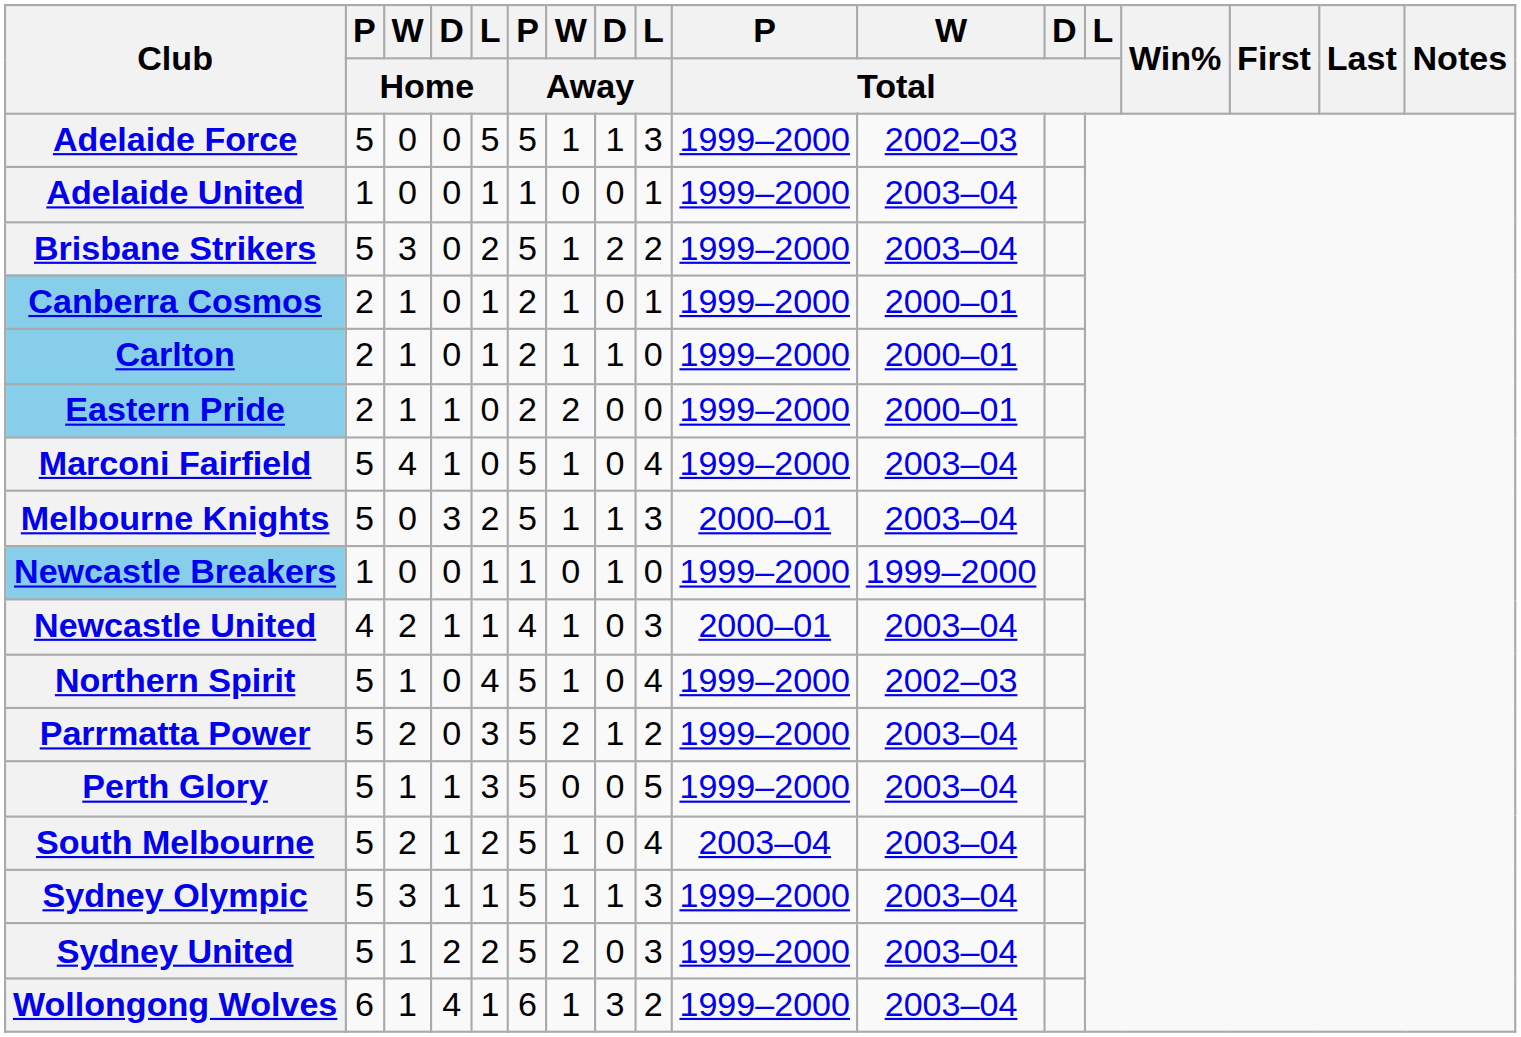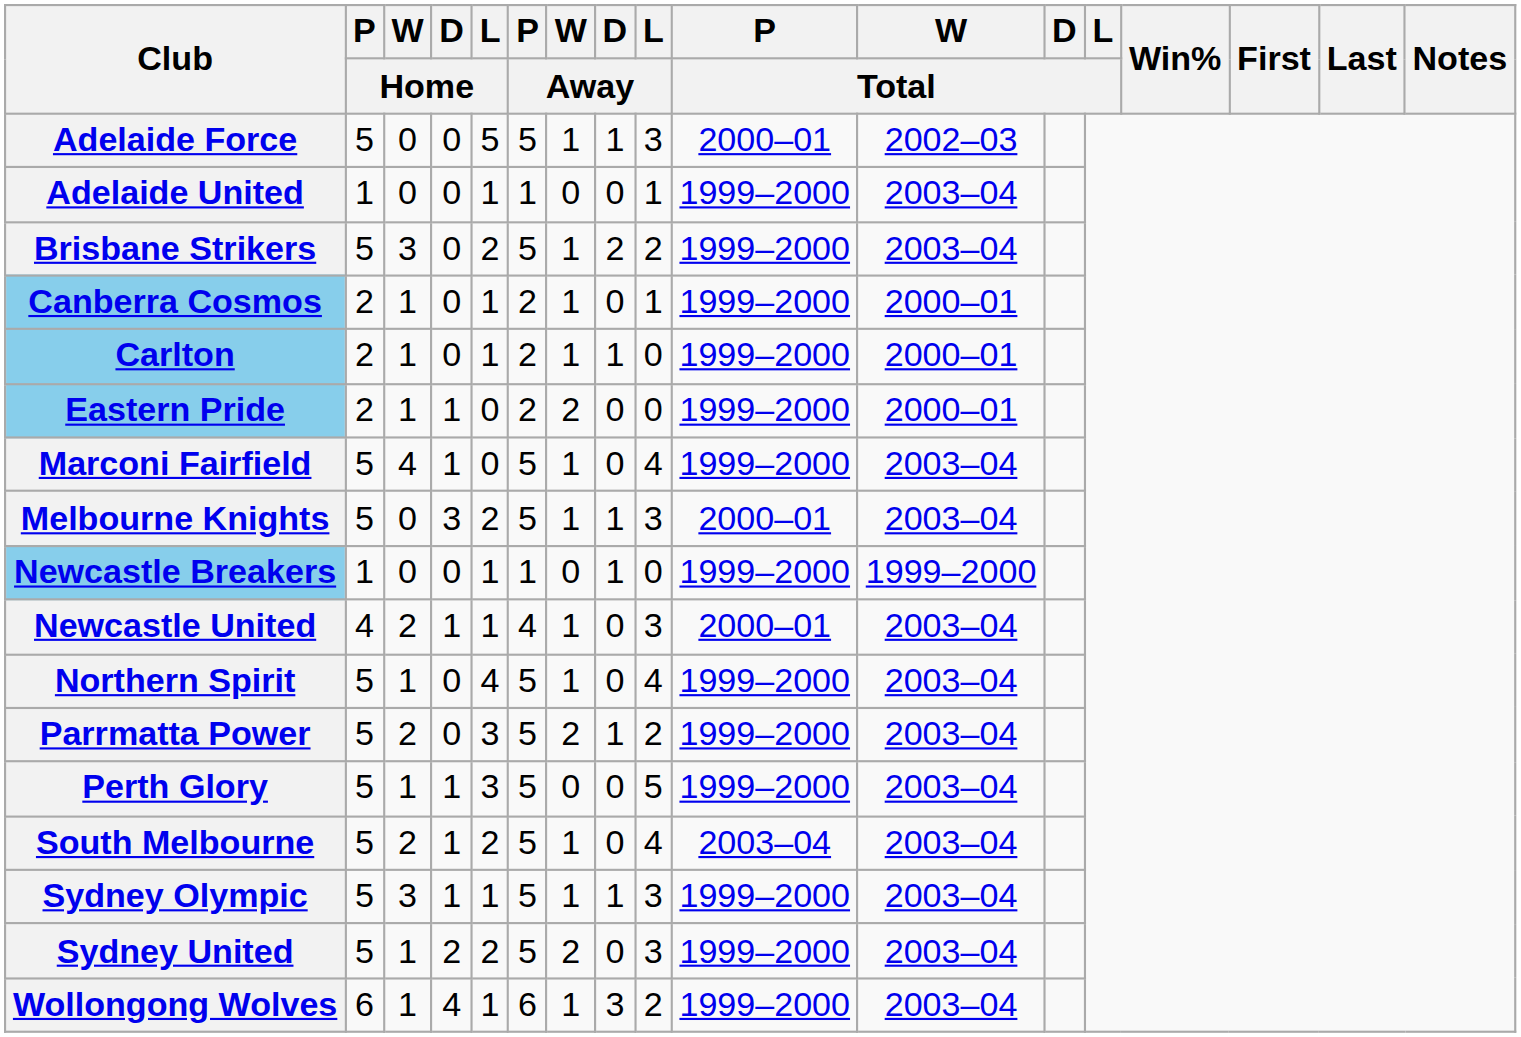(765, 139) 1999–2000 -> (765, 139) 2000–01
(951, 680) 2002–03 -> (951, 680) 2003–04
